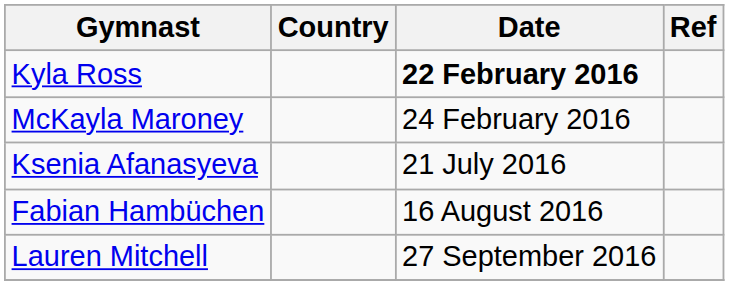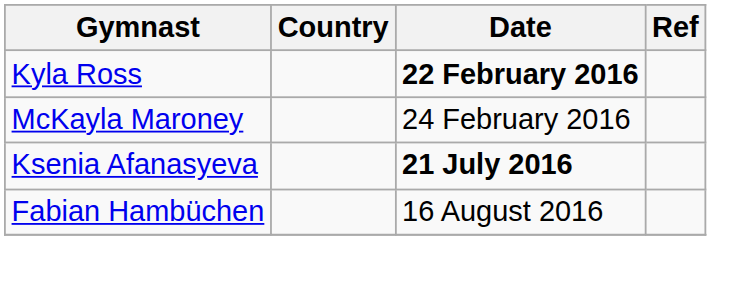(484, 165) normal -> (487, 165) bold
- row: (110, 257)
